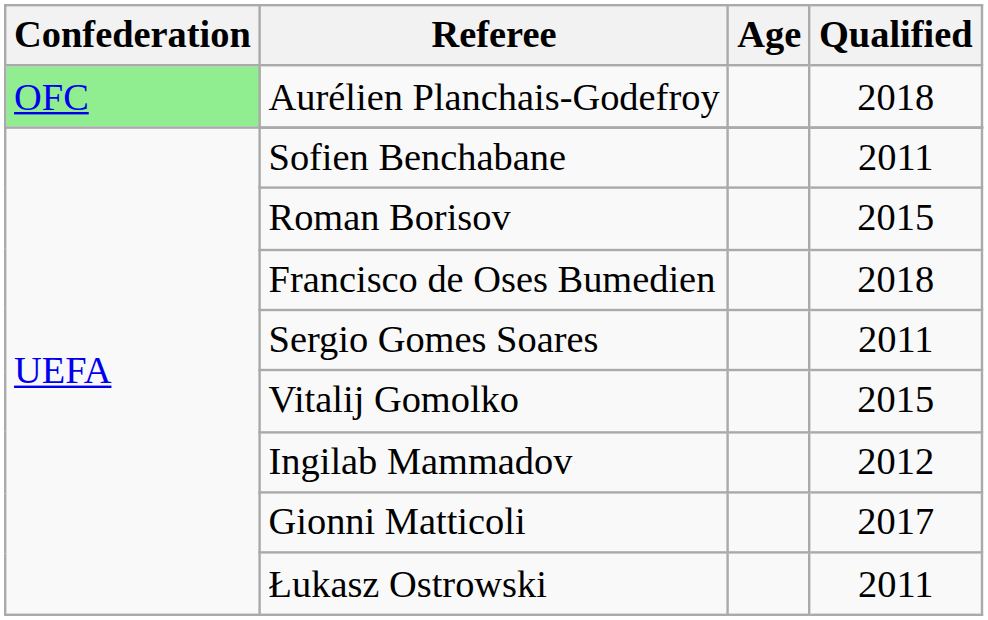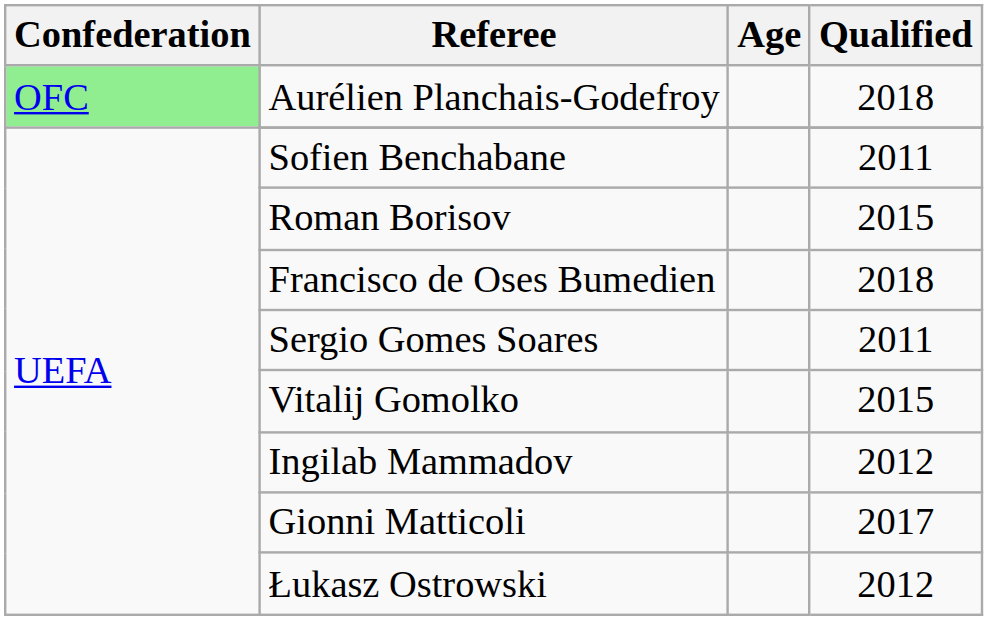(896, 583) 2011 -> (896, 583) 2012
